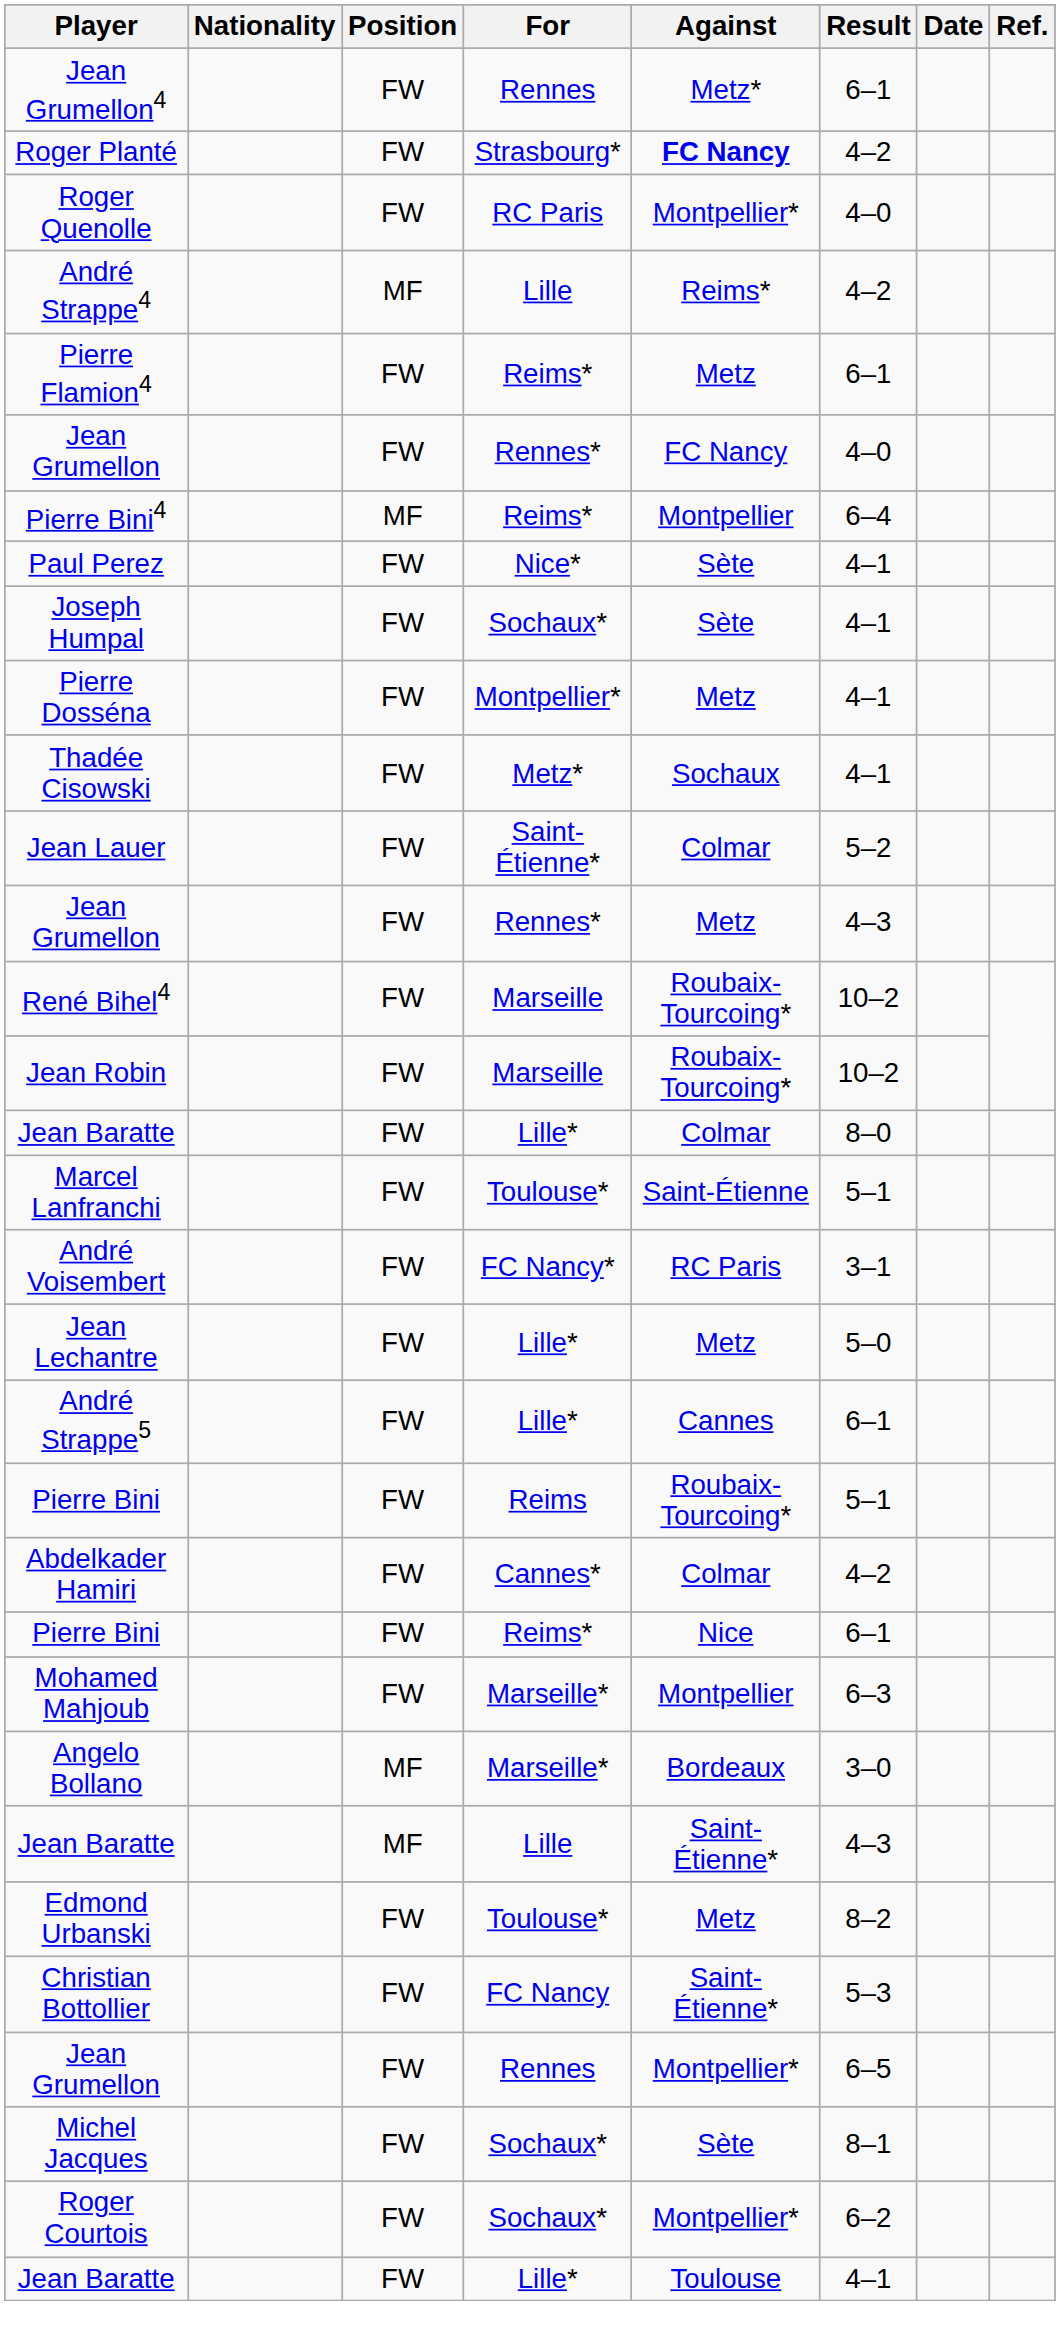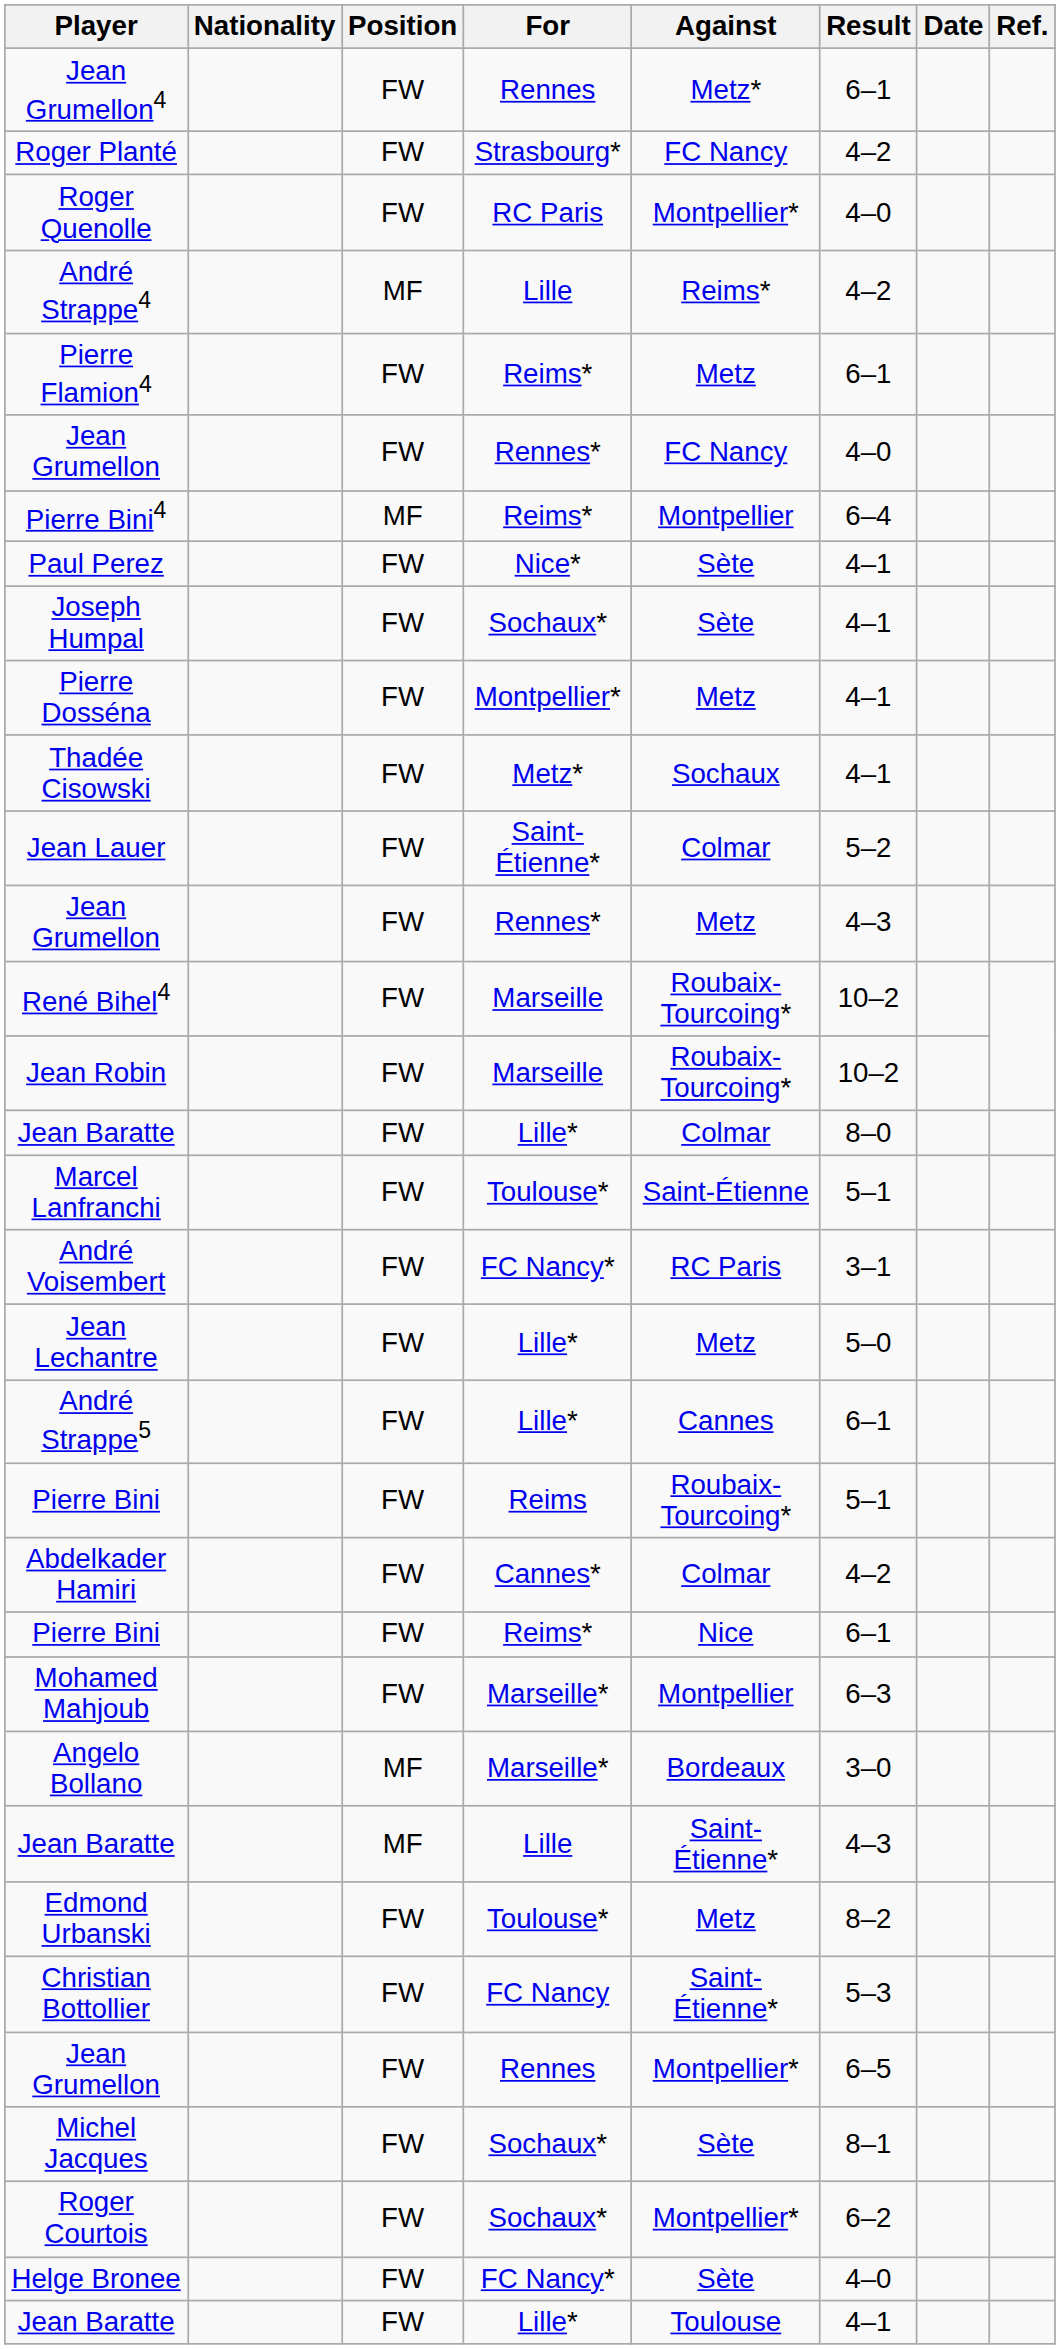(726, 152) bold -> (726, 152) normal
+ row: (96, 2278)
